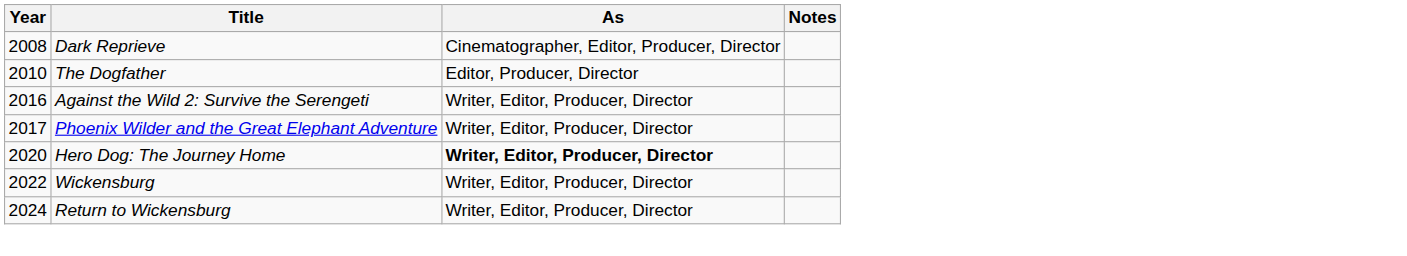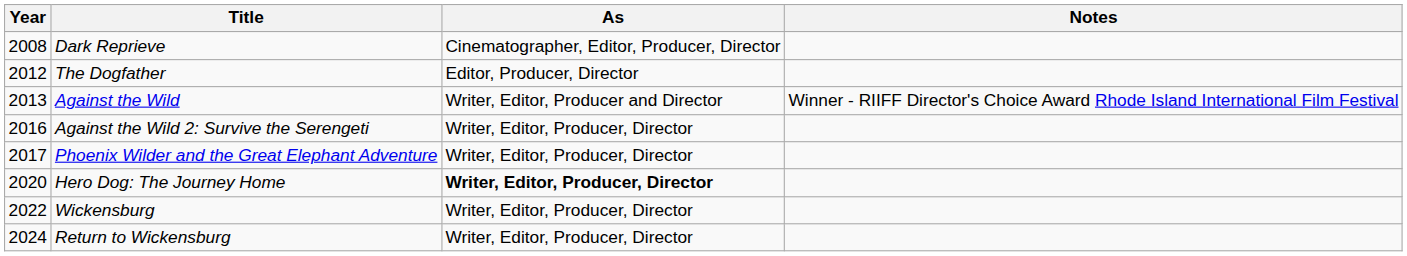(28, 73) 2010 -> (28, 73) 2012
+ row: (117, 100)
